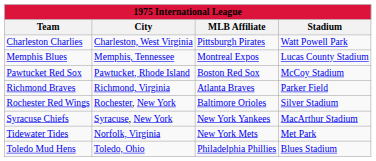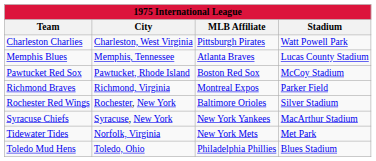(228, 57) Montreal Expos -> (226, 57) Atlanta Braves
(226, 88) Atlanta Braves -> (228, 88) Montreal Expos
